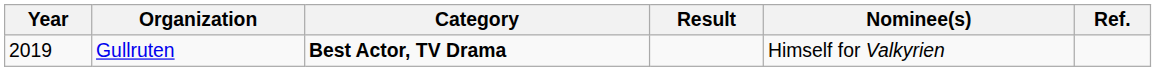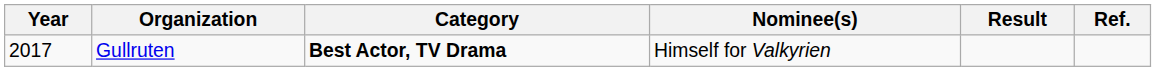columns swapped: (919, 19) <-> (706, 19)
(31, 50) 2019 -> (31, 50) 2017
